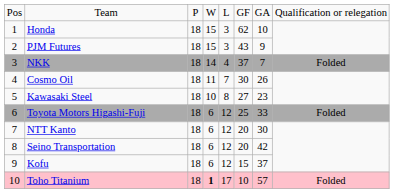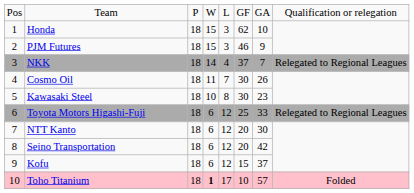(243, 46) 43 -> (243, 46) 46
(331, 63) Folded -> (341, 63) Relegated to Regional Leagues
(243, 96) 27 -> (243, 96) 30
(331, 113) Folded -> (341, 113) Relegated to Regional Leagues
